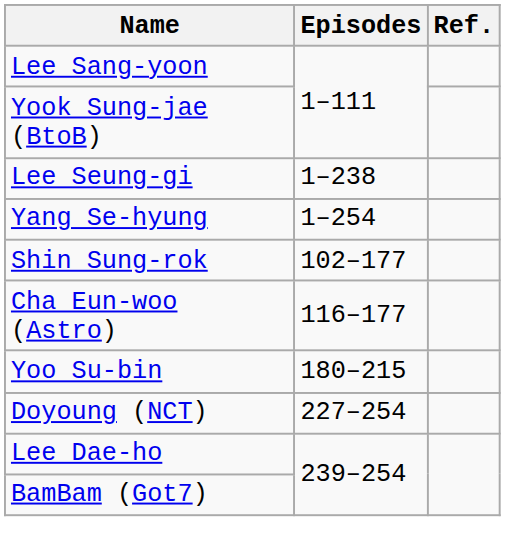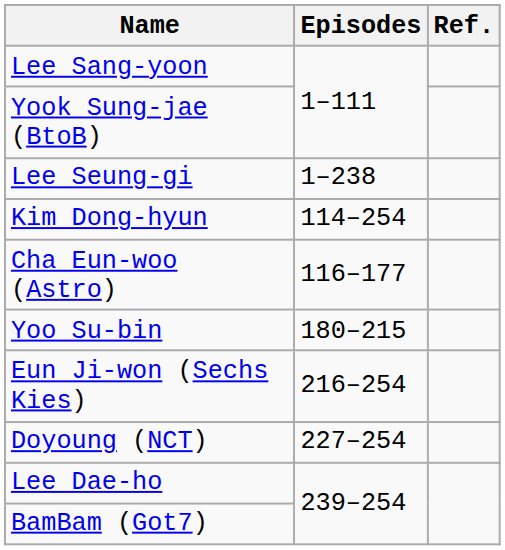- row: (109, 219)
- row: (109, 260)
+ row: (109, 219)
+ row: (140, 386)
